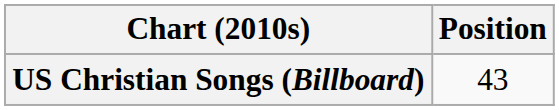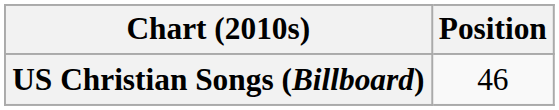(493, 79) 43 -> (493, 79) 46
